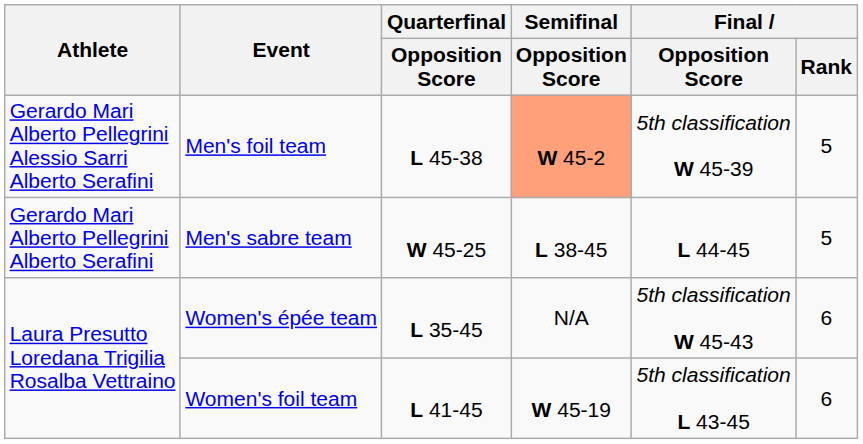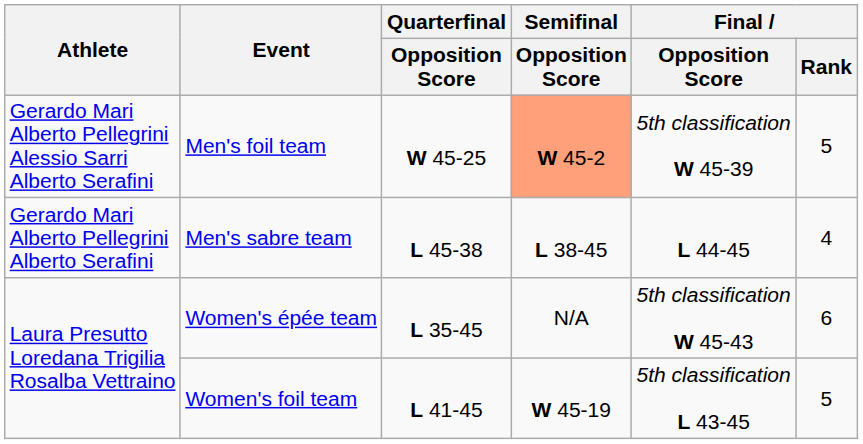(446, 158) L 45-38 -> (446, 158) W 45-25
(446, 250) W 45-25 -> (446, 250) L 45-38
(826, 238) 5 -> (826, 238) 4
(826, 398) 6 -> (826, 398) 5
